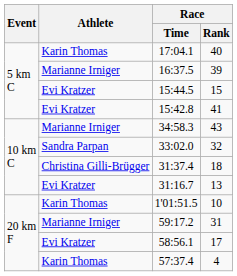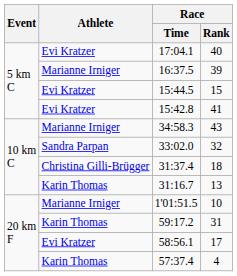(75, 52) Karin Thomas -> (68, 52) Evi Kratzer
(68, 185) Evi Kratzer -> (75, 185) Karin Thomas
(75, 204) Karin Thomas -> (81, 204) Marianne Irniger
(81, 223) Marianne Irniger -> (75, 223) Karin Thomas
